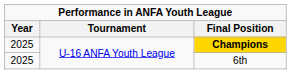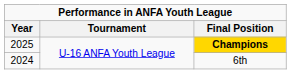(22, 61) 2025 -> (22, 61) 2024
